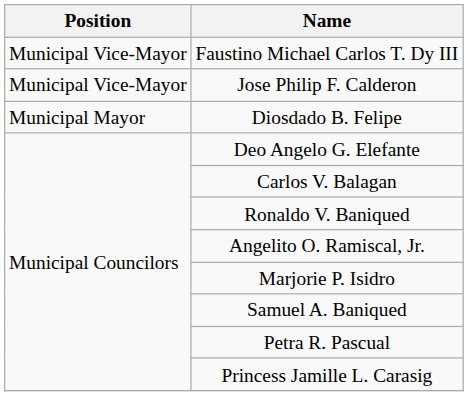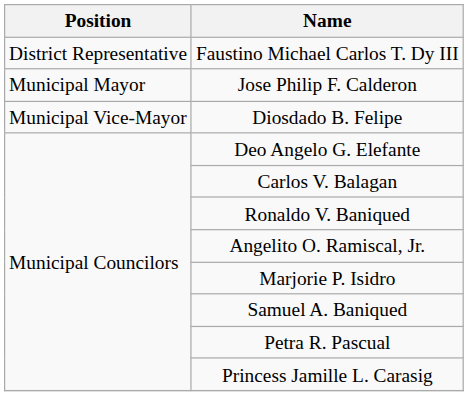(98, 53) Municipal Vice-Mayor -> (98, 53) District Representative
(98, 85) Municipal Vice-Mayor -> (77, 85) Municipal Mayor
(77, 117) Municipal Mayor -> (98, 117) Municipal Vice-Mayor
